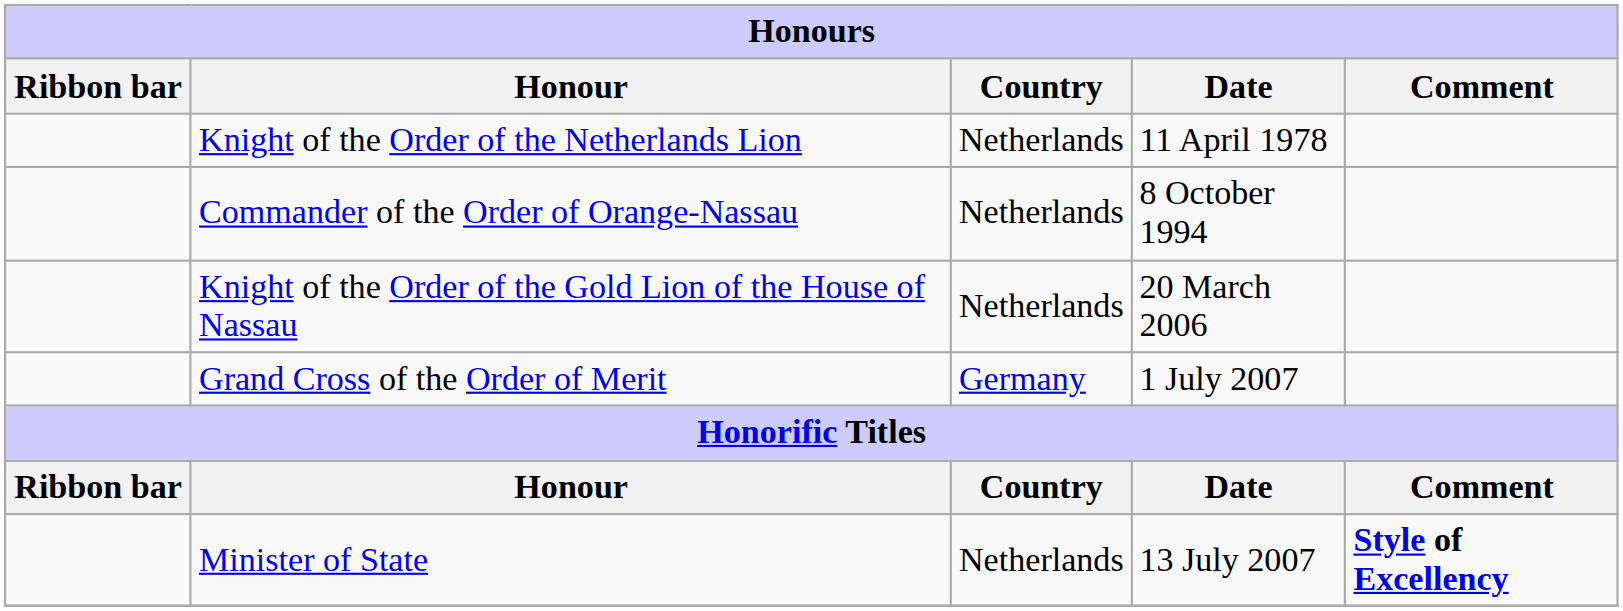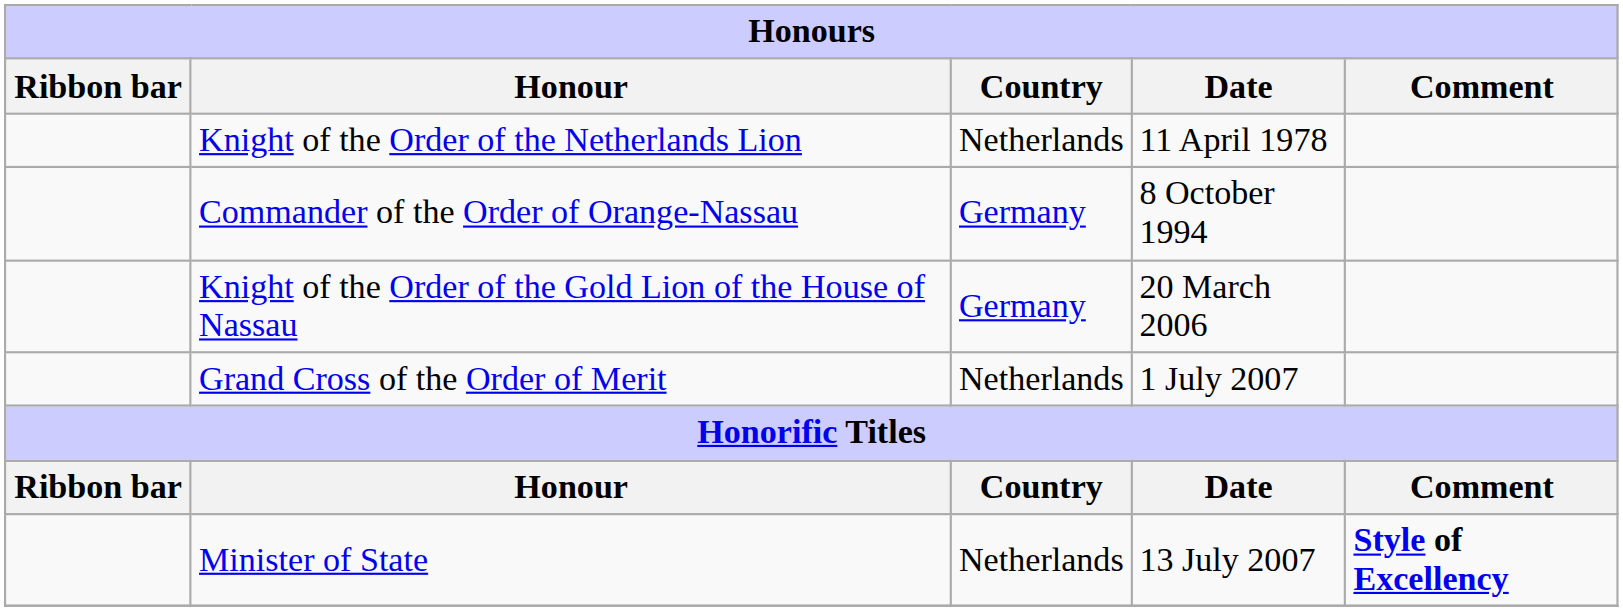(1041, 212) Netherlands -> (1022, 212) Germany
(1041, 305) Netherlands -> (1022, 305) Germany
(1022, 378) Germany -> (1041, 378) Netherlands
